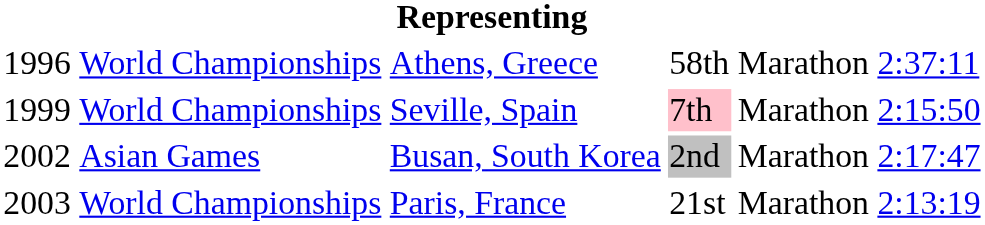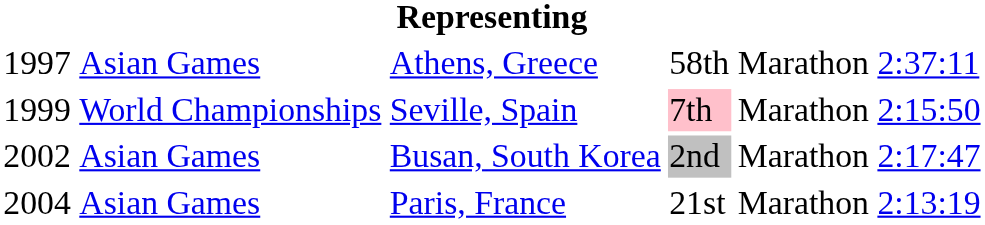(37, 63) 1996 -> (37, 63) 1997
(230, 63) World Championships -> (170, 63) Asian Games
(37, 202) 2003 -> (37, 202) 2004
(230, 202) World Championships -> (170, 202) Asian Games
